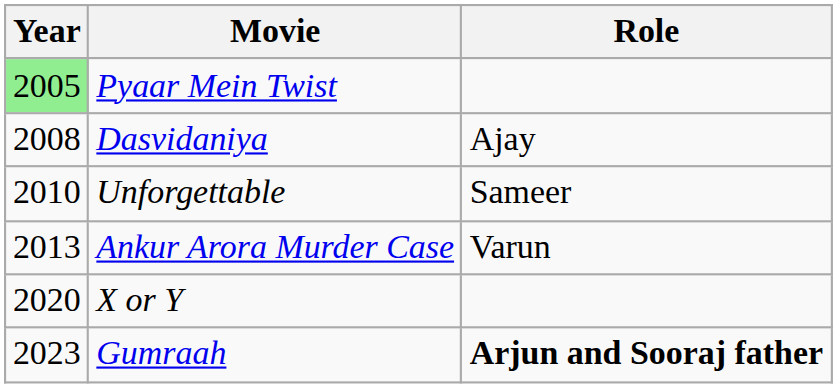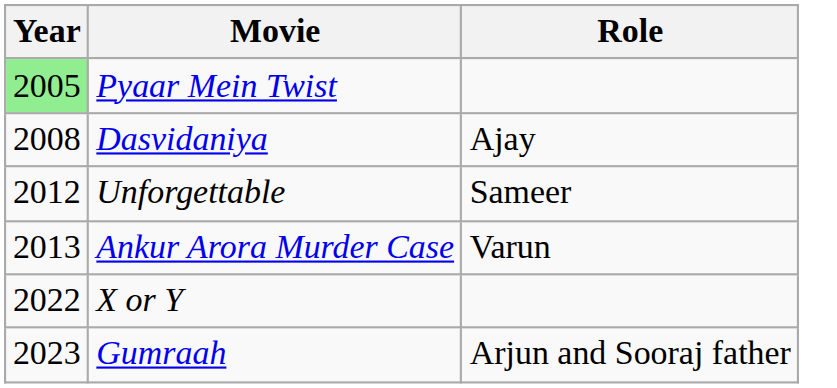(47, 192) 2010 -> (47, 192) 2012
(47, 300) 2020 -> (47, 300) 2022
(646, 354) bold -> (630, 354) normal
